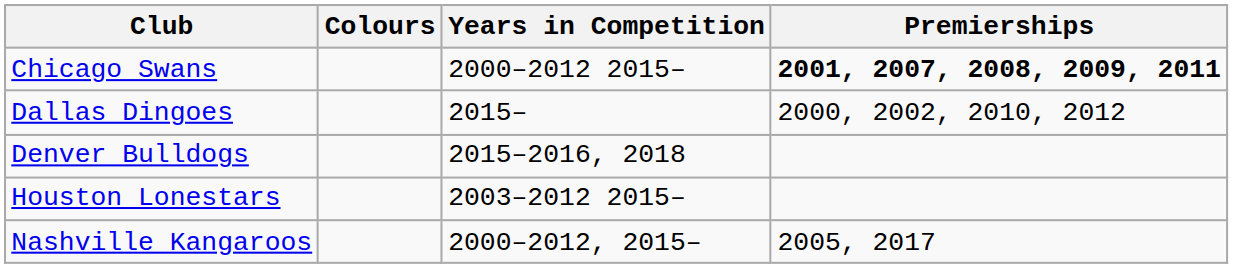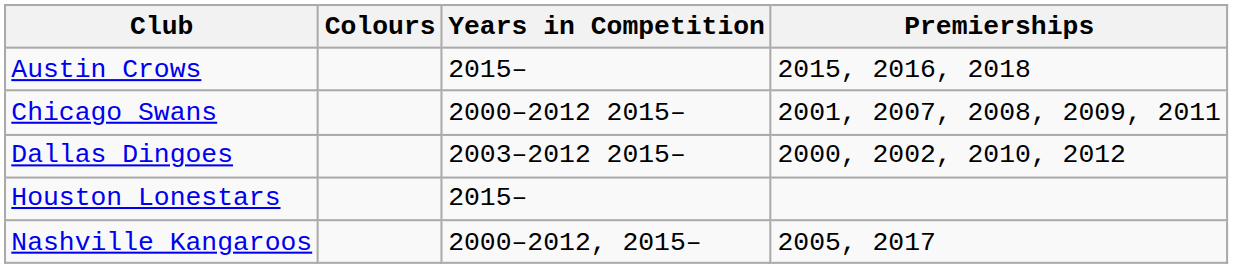+ row: (106, 70)
(999, 70) bold -> (999, 113) normal
(488, 113) 2015– -> (567, 156) 2003–2012 2015–
- row: (130, 156)
(567, 199) 2003–2012 2015– -> (488, 199) 2015–
